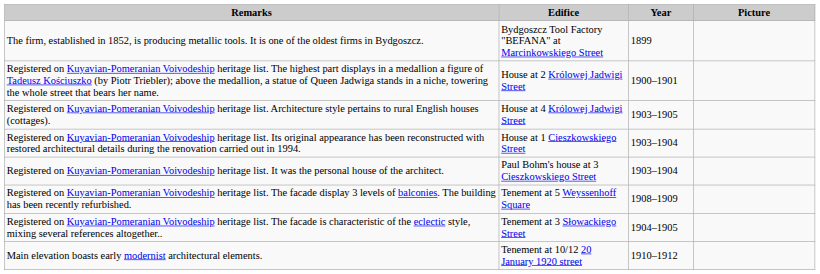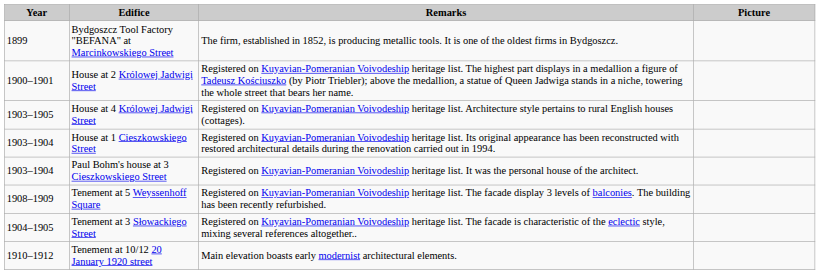columns swapped: (661, 12) <-> (252, 12)
